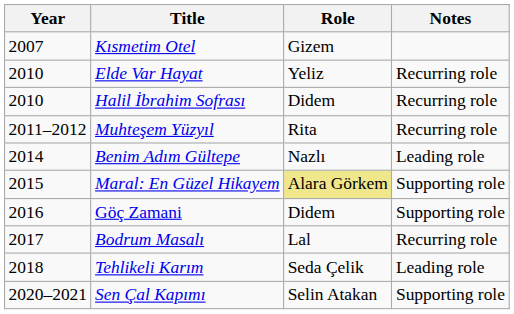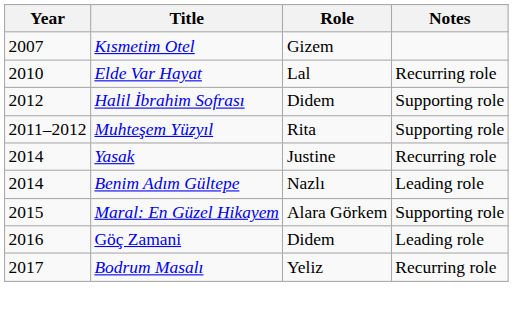(306, 73) Yeliz -> (299, 73) Lal
(26, 101) 2010 -> (26, 101) 2012
(447, 101) Recurring role -> (450, 101) Supporting role
(447, 128) Recurring role -> (450, 128) Supporting role
+ row: (114, 156)
(338, 184) khaki background -> (337, 211) no background
(450, 211) Supporting role -> (440, 239) Leading role
(299, 239) Lal -> (305, 267) Yeliz
- row: (149, 267)
- row: (150, 294)
